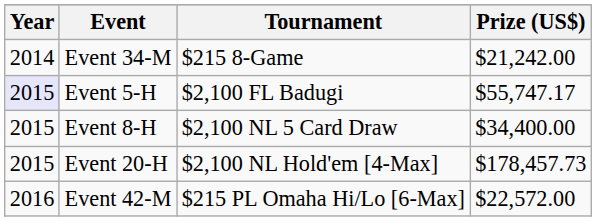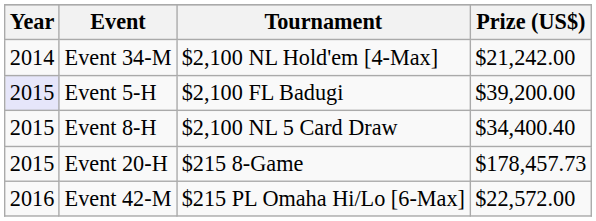(242, 57) $215 8-Game -> (310, 57) $2,100 NL Hold'em [4-Max]
(525, 92) $55,747.17 -> (525, 92) $39,200.00
(525, 127) $34,400.00 -> (525, 127) $34,400.40
(310, 163) $2,100 NL Hold'em [4-Max] -> (242, 163) $215 8-Game
